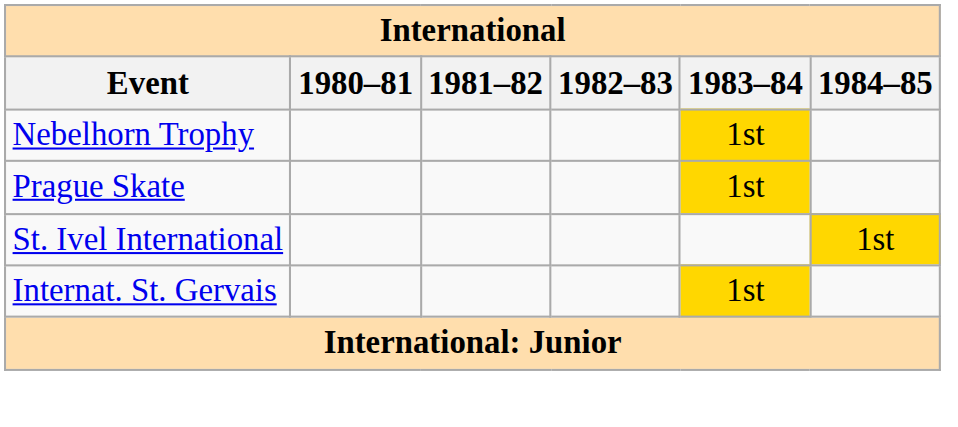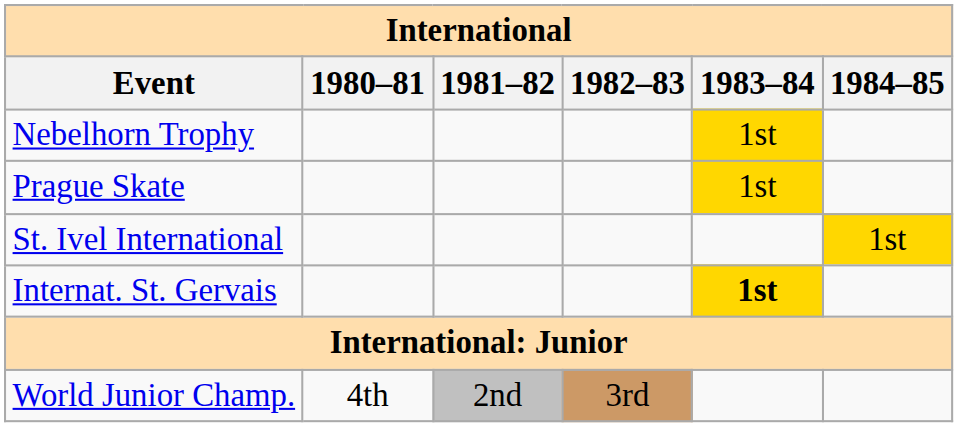(745, 290) normal -> (757, 290) bold
+ row: (154, 394)
